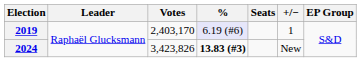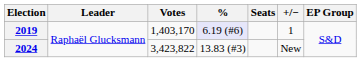(173, 30) 2,403,170 -> (173, 30) 1,403,170
(173, 48) 3,423,826 -> (173, 48) 3,423,822
(223, 48) bold -> (223, 48) normal
